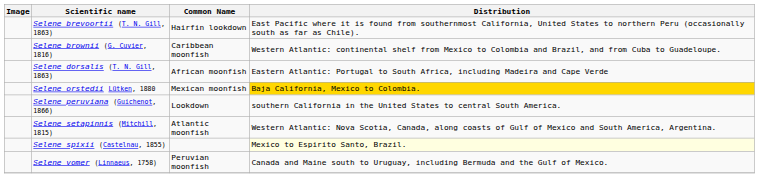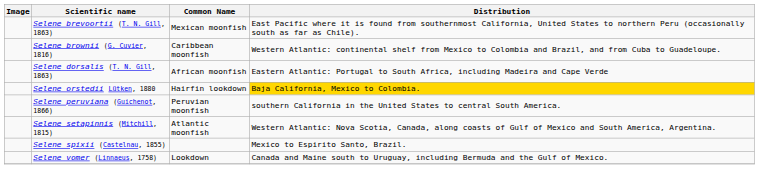(209, 28) Hairfin lookdown -> (209, 28) Mexican moonfish
(209, 89) Mexican moonfish -> (209, 89) Hairfin lookdown
(190, 106) Lookdown -> (190, 106) Peruvian moonfish
(329, 145) lightyellow background -> (329, 145) no background
(190, 162) Peruvian moonfish -> (190, 157) Lookdown
